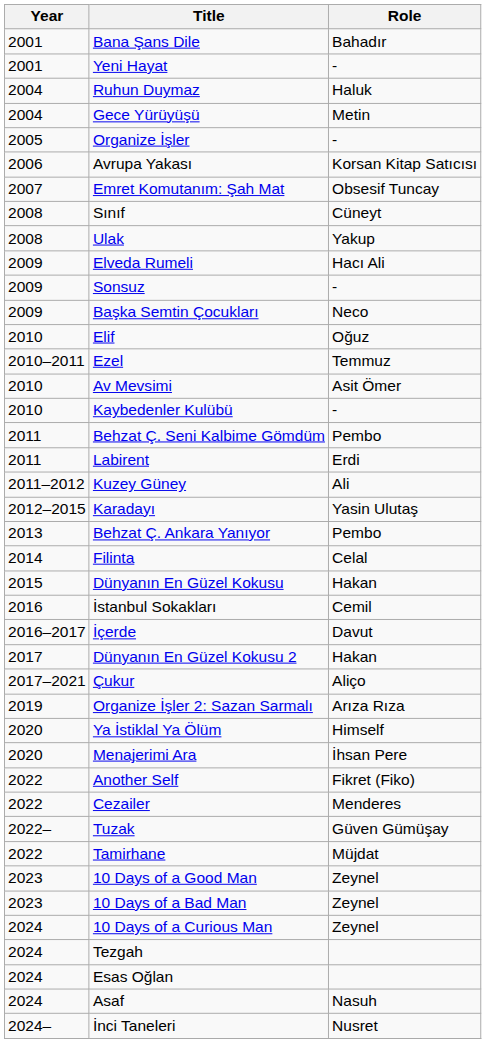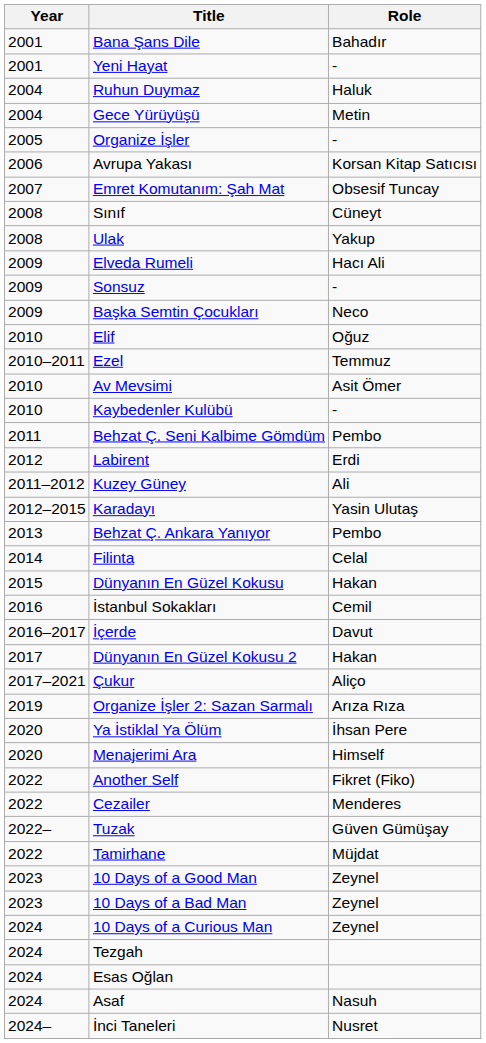(25, 459) 2011 -> (25, 459) 2012
(358, 730) Himself -> (370, 730) İhsan Pere
(370, 755) İhsan Pere -> (358, 755) Himself
